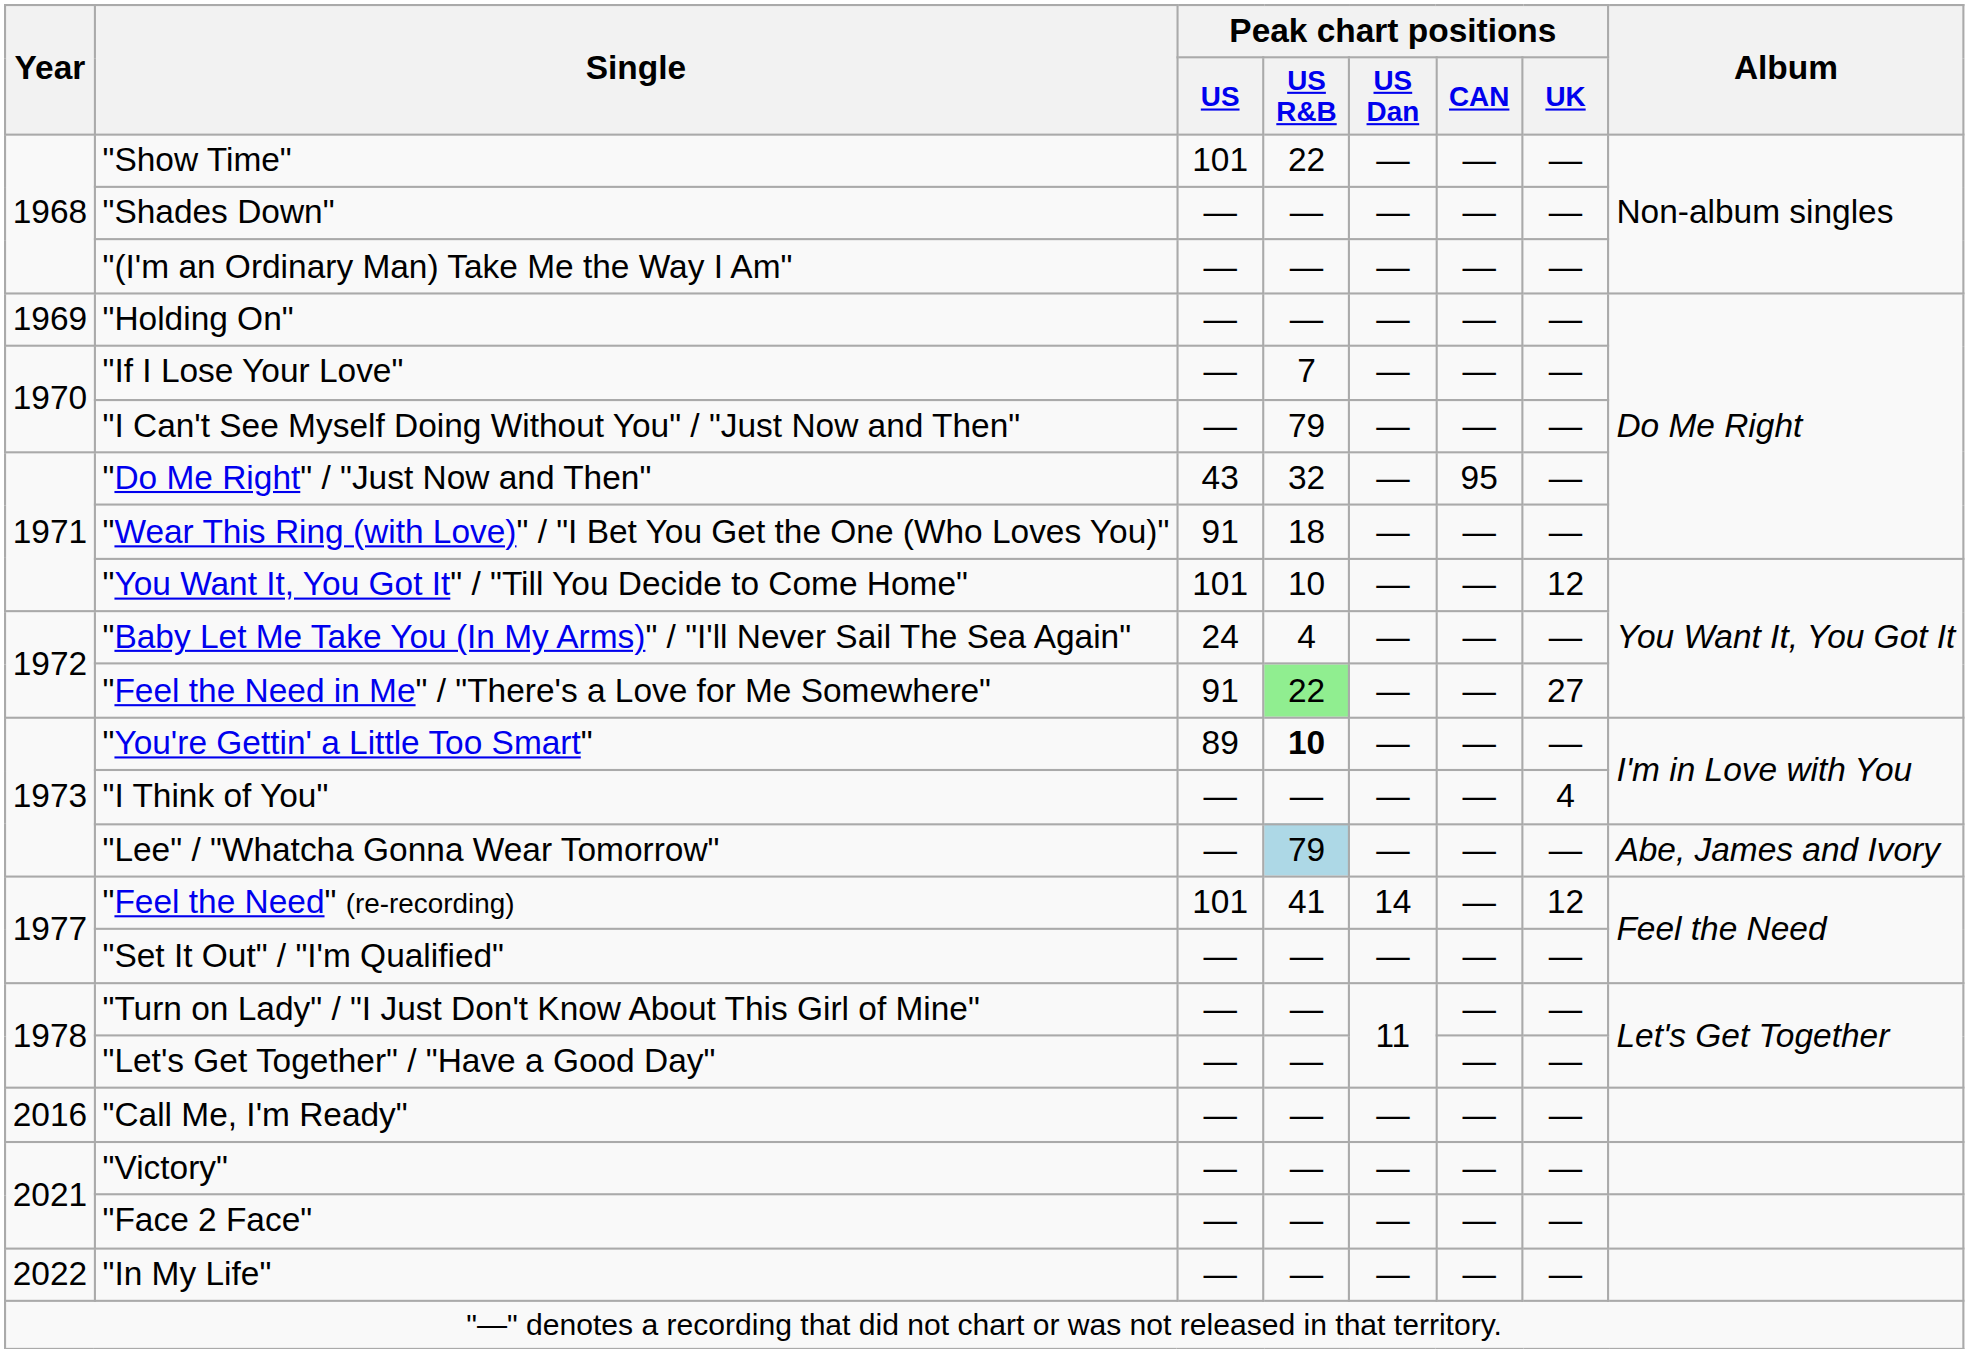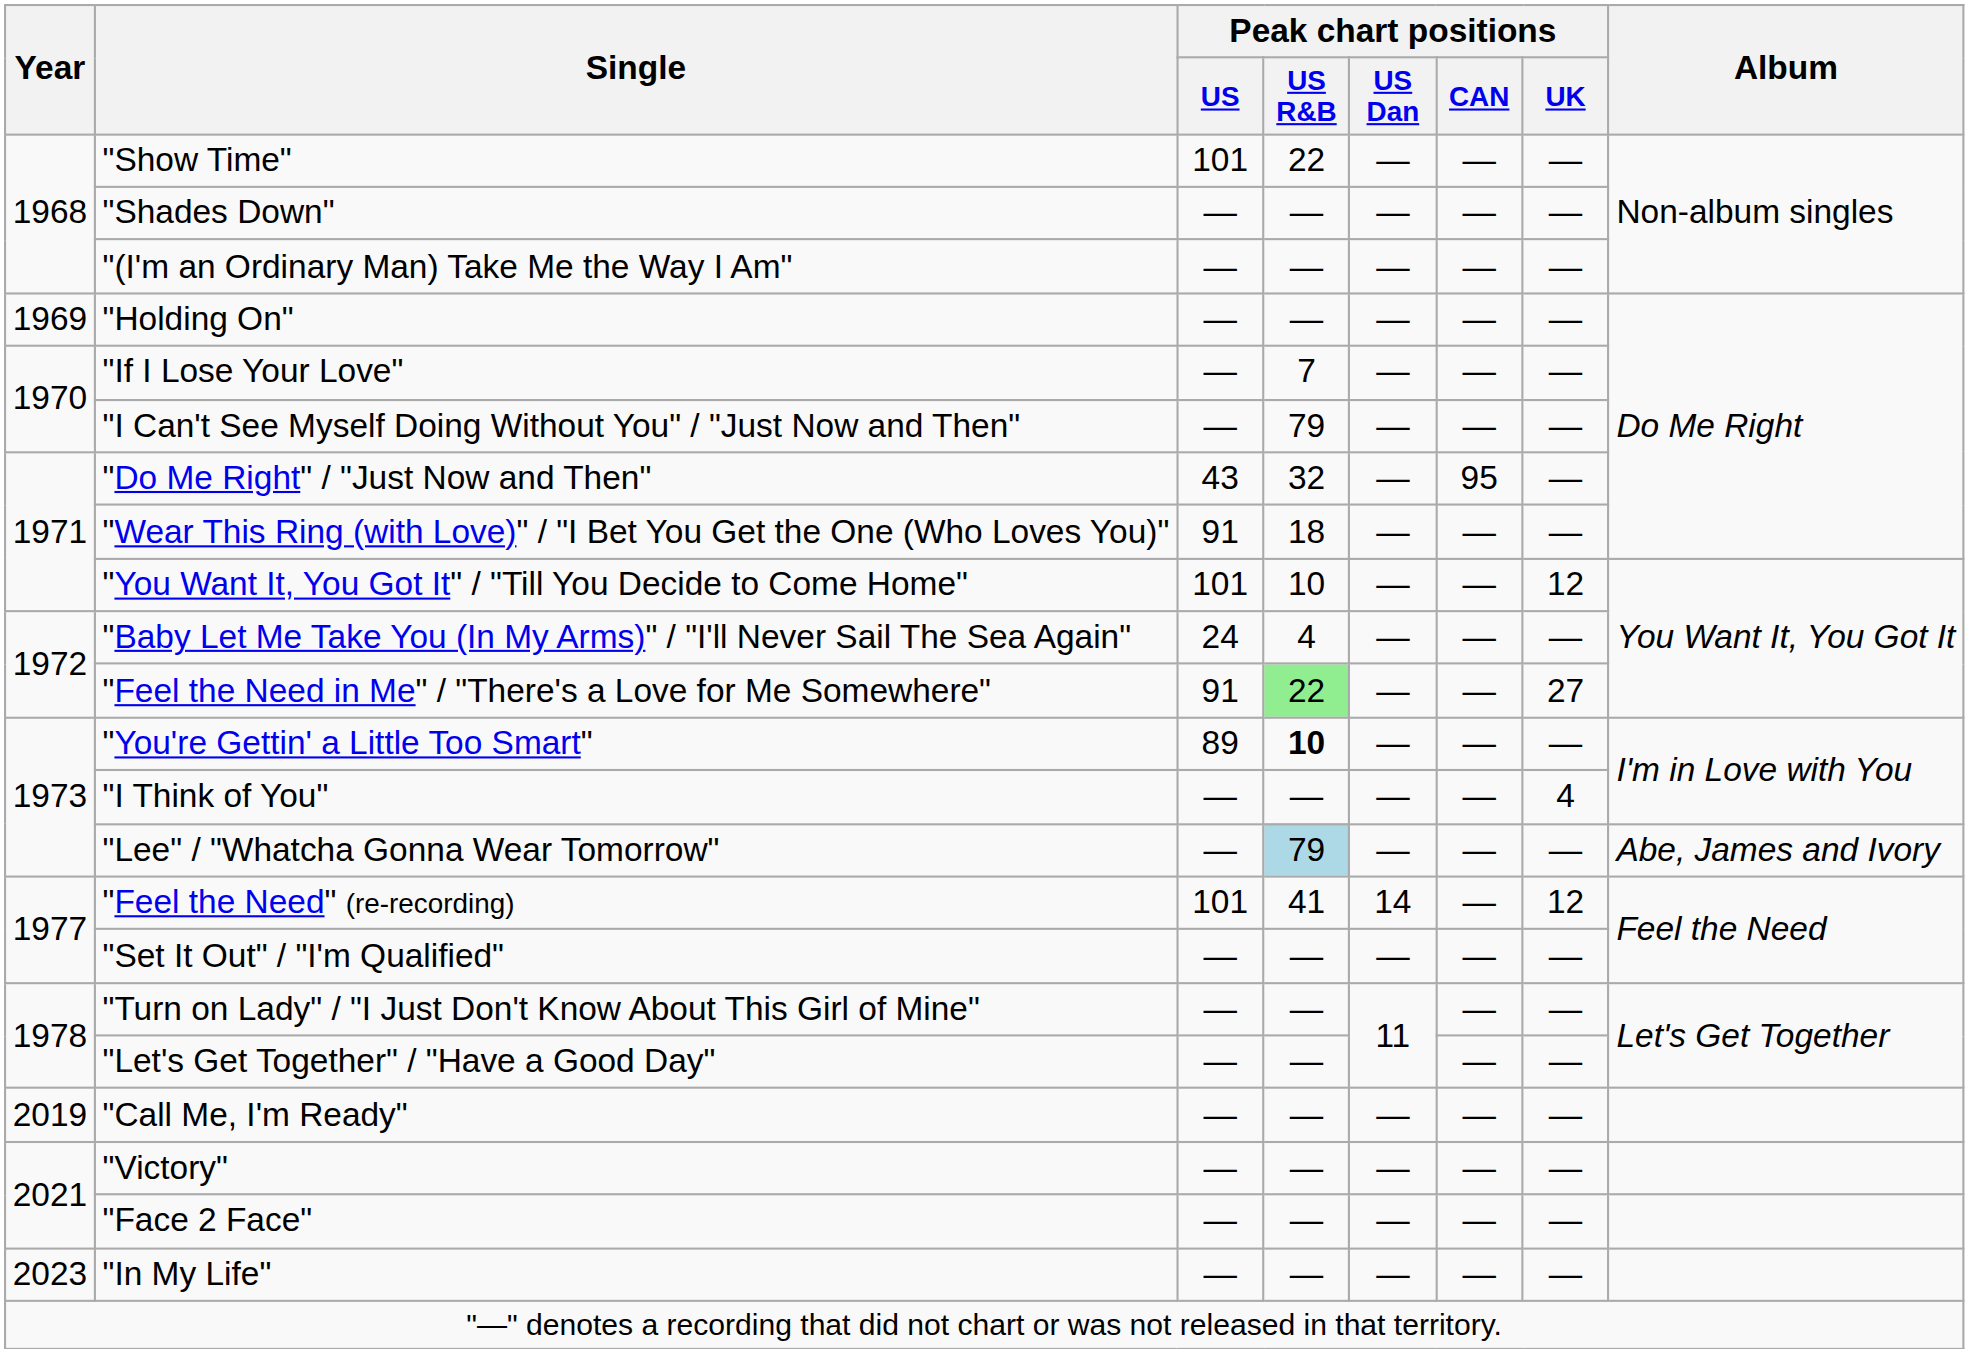(50, 1114) 2016 -> (50, 1114) 2019
(50, 1273) 2022 -> (50, 1273) 2023
